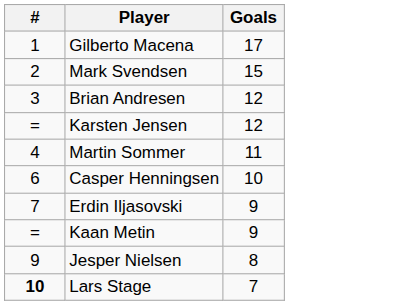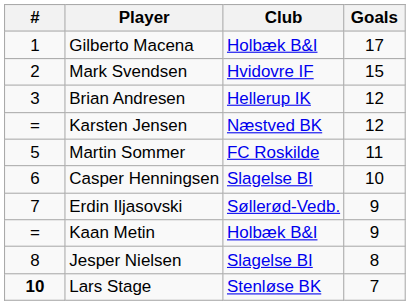+ column: (284, 17)
(35, 152) 4 -> (35, 152) 5
(35, 260) 9 -> (35, 260) 8
